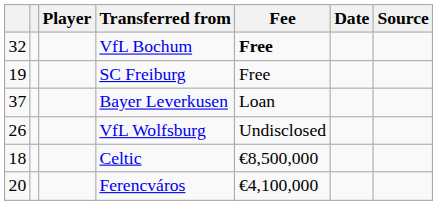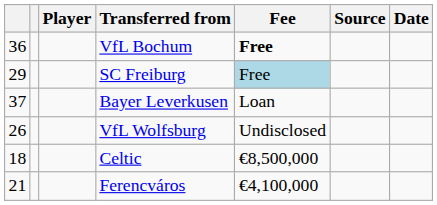columns swapped: (352, 18) <-> (403, 18)
(17, 46) 32 -> (17, 46) 36
(17, 74) 19 -> (17, 74) 29
(255, 74) no background -> (255, 74) lightblue background
(17, 185) 20 -> (17, 185) 21
